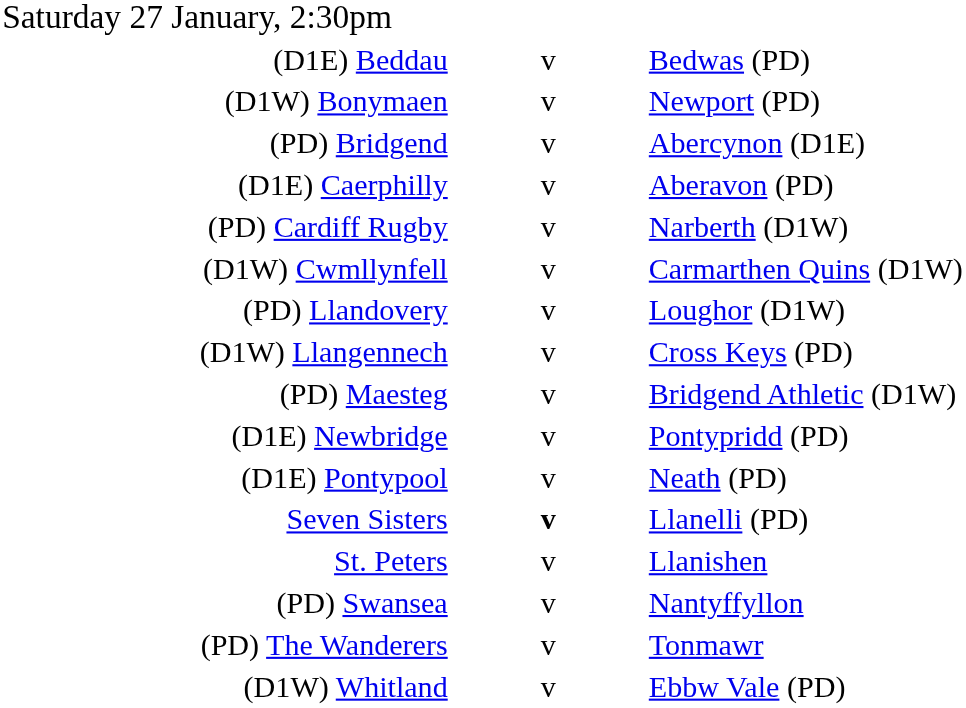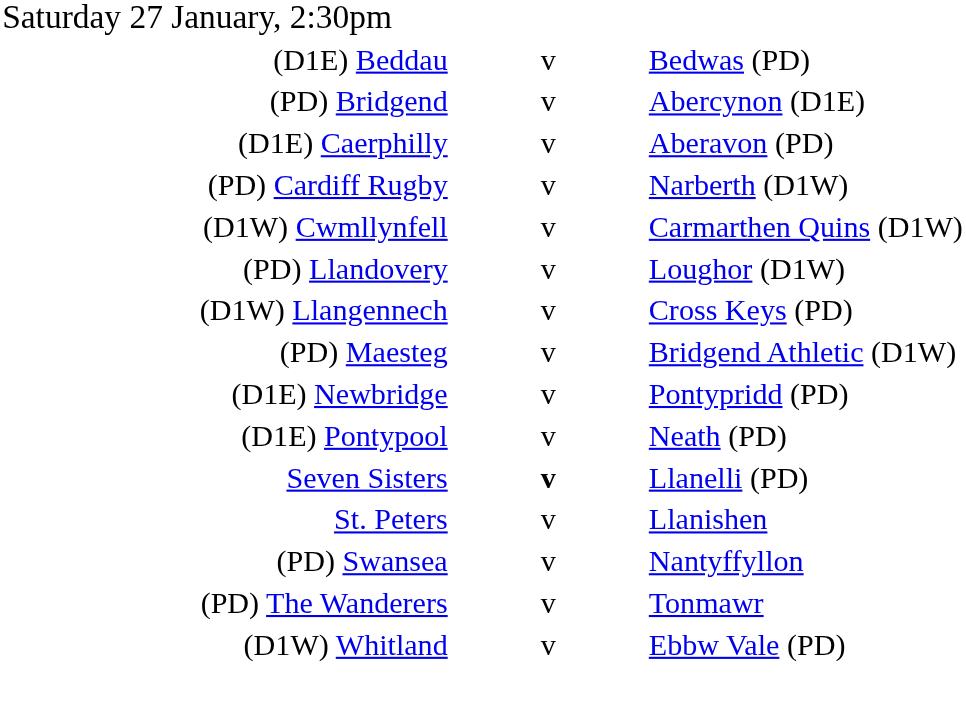- row: (336, 101)
